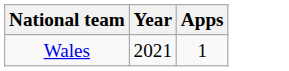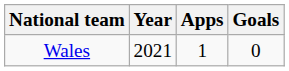+ column: (256, 19)
